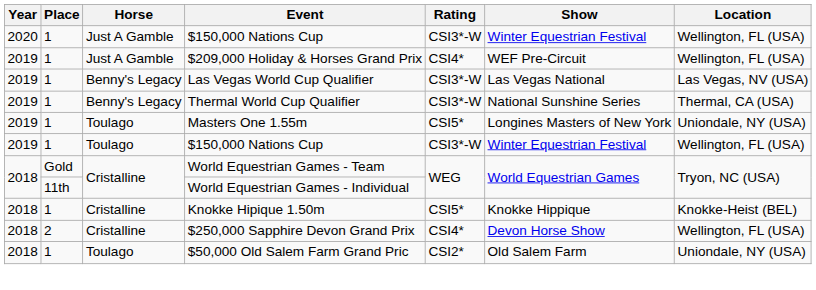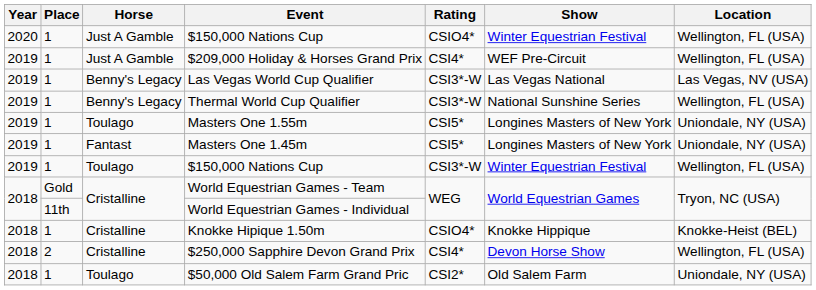(455, 36) CSI3*-W -> (451, 36) CSIO4*
(736, 101) Thermal, CA (USA) -> (741, 101) Wellington, FL (USA)
+ row: (109, 144)
(446, 209) CSI5* -> (451, 230) CSIO4*
